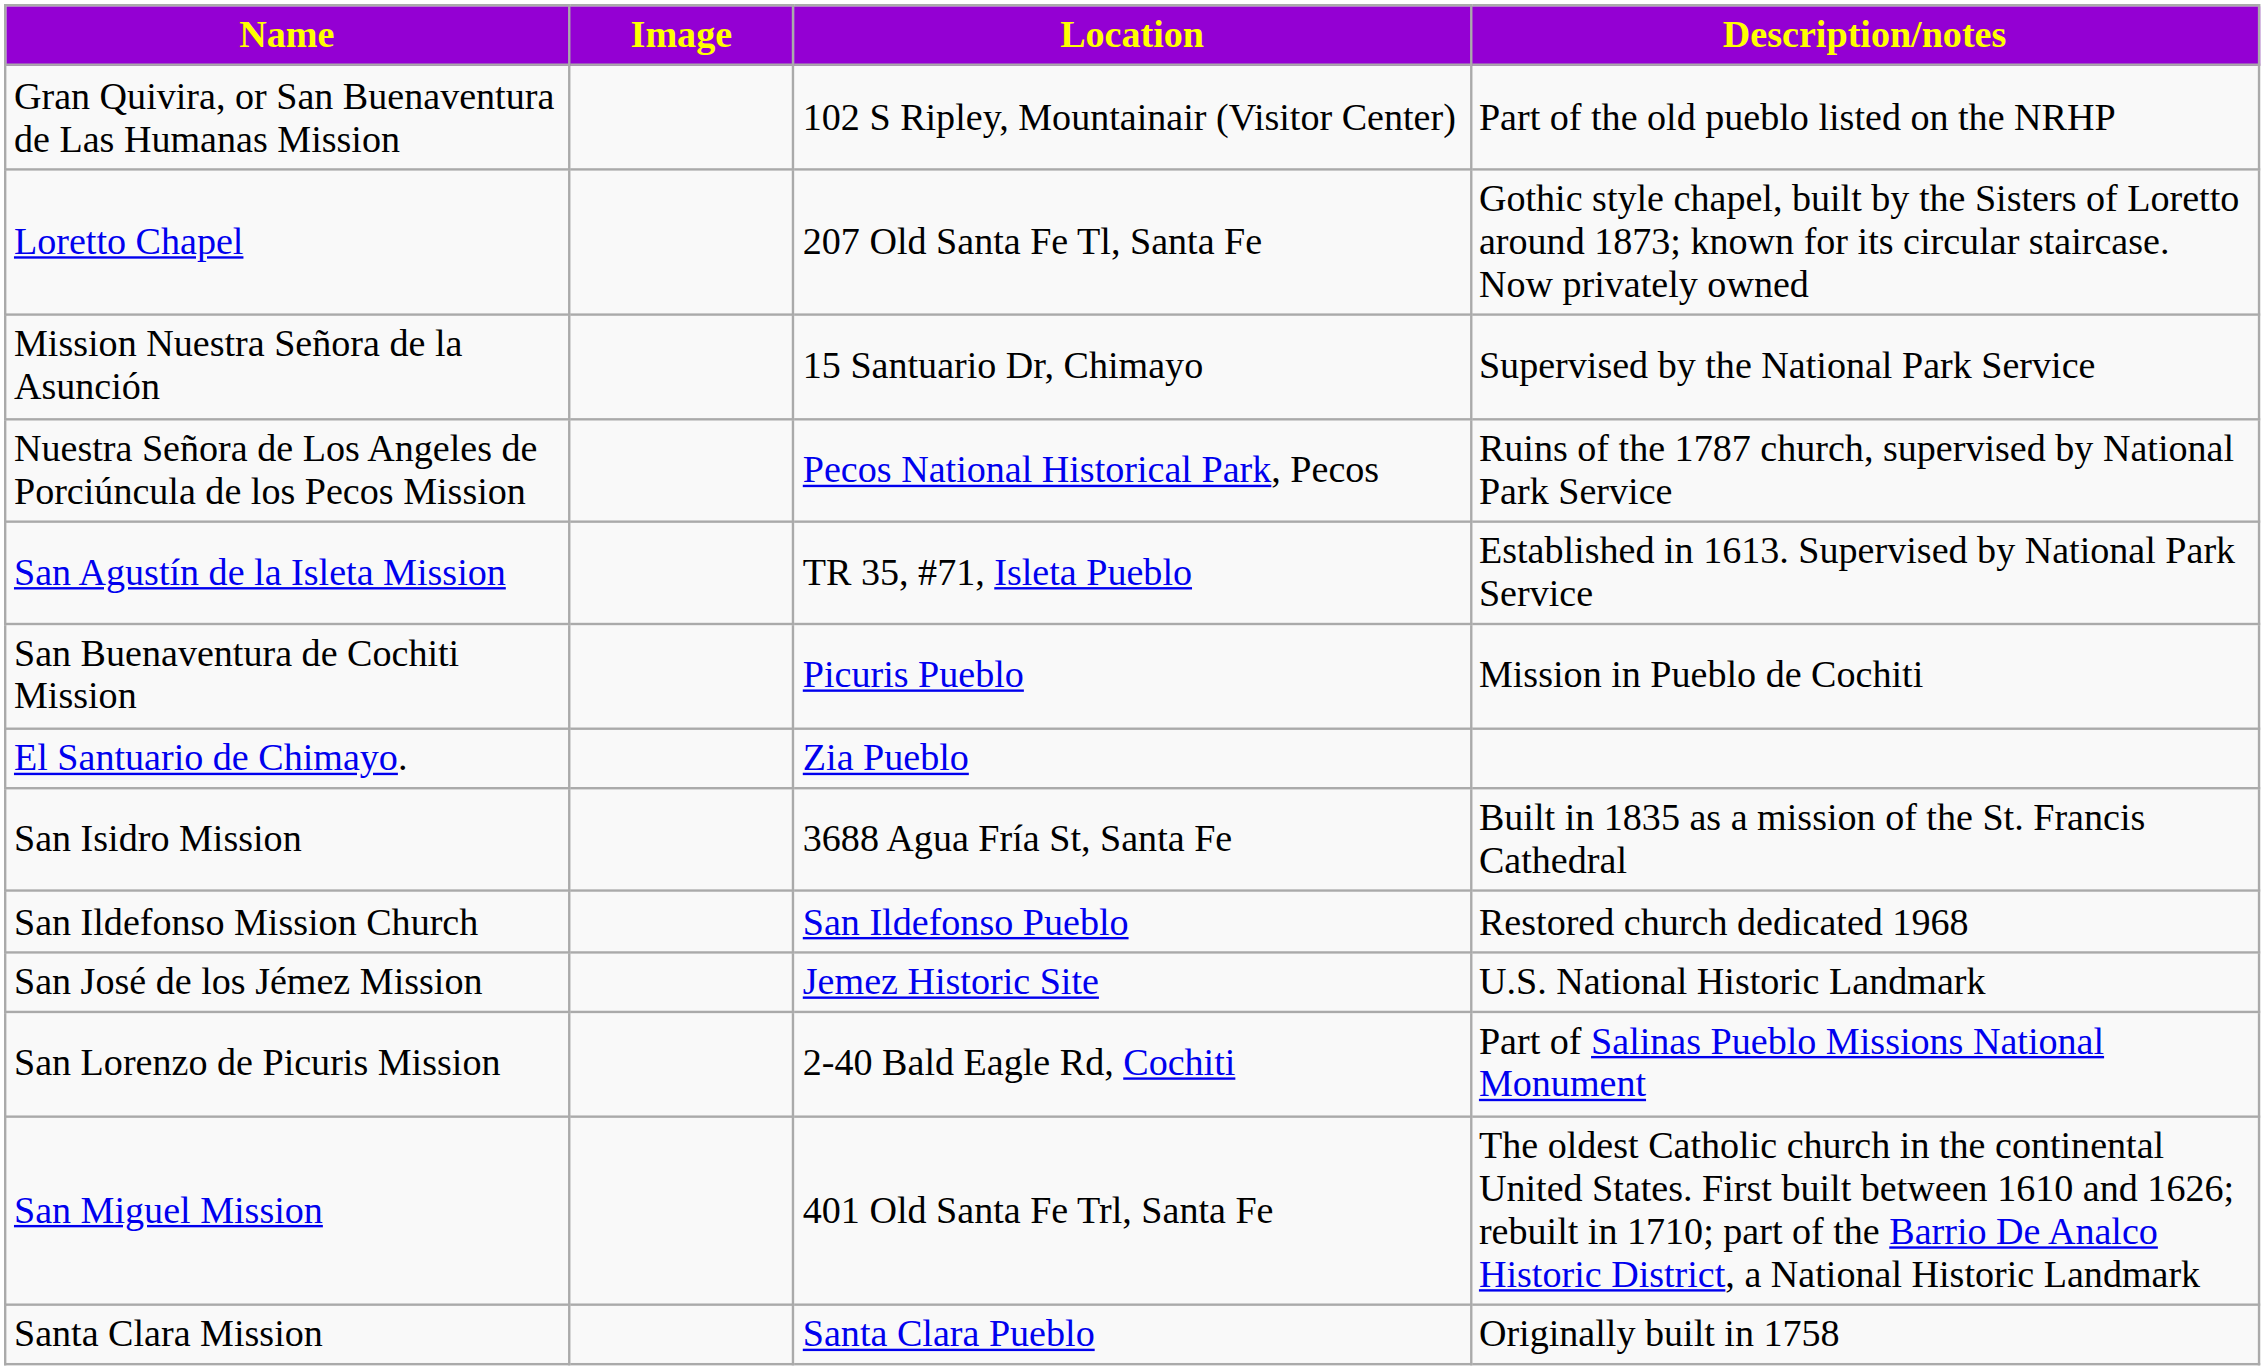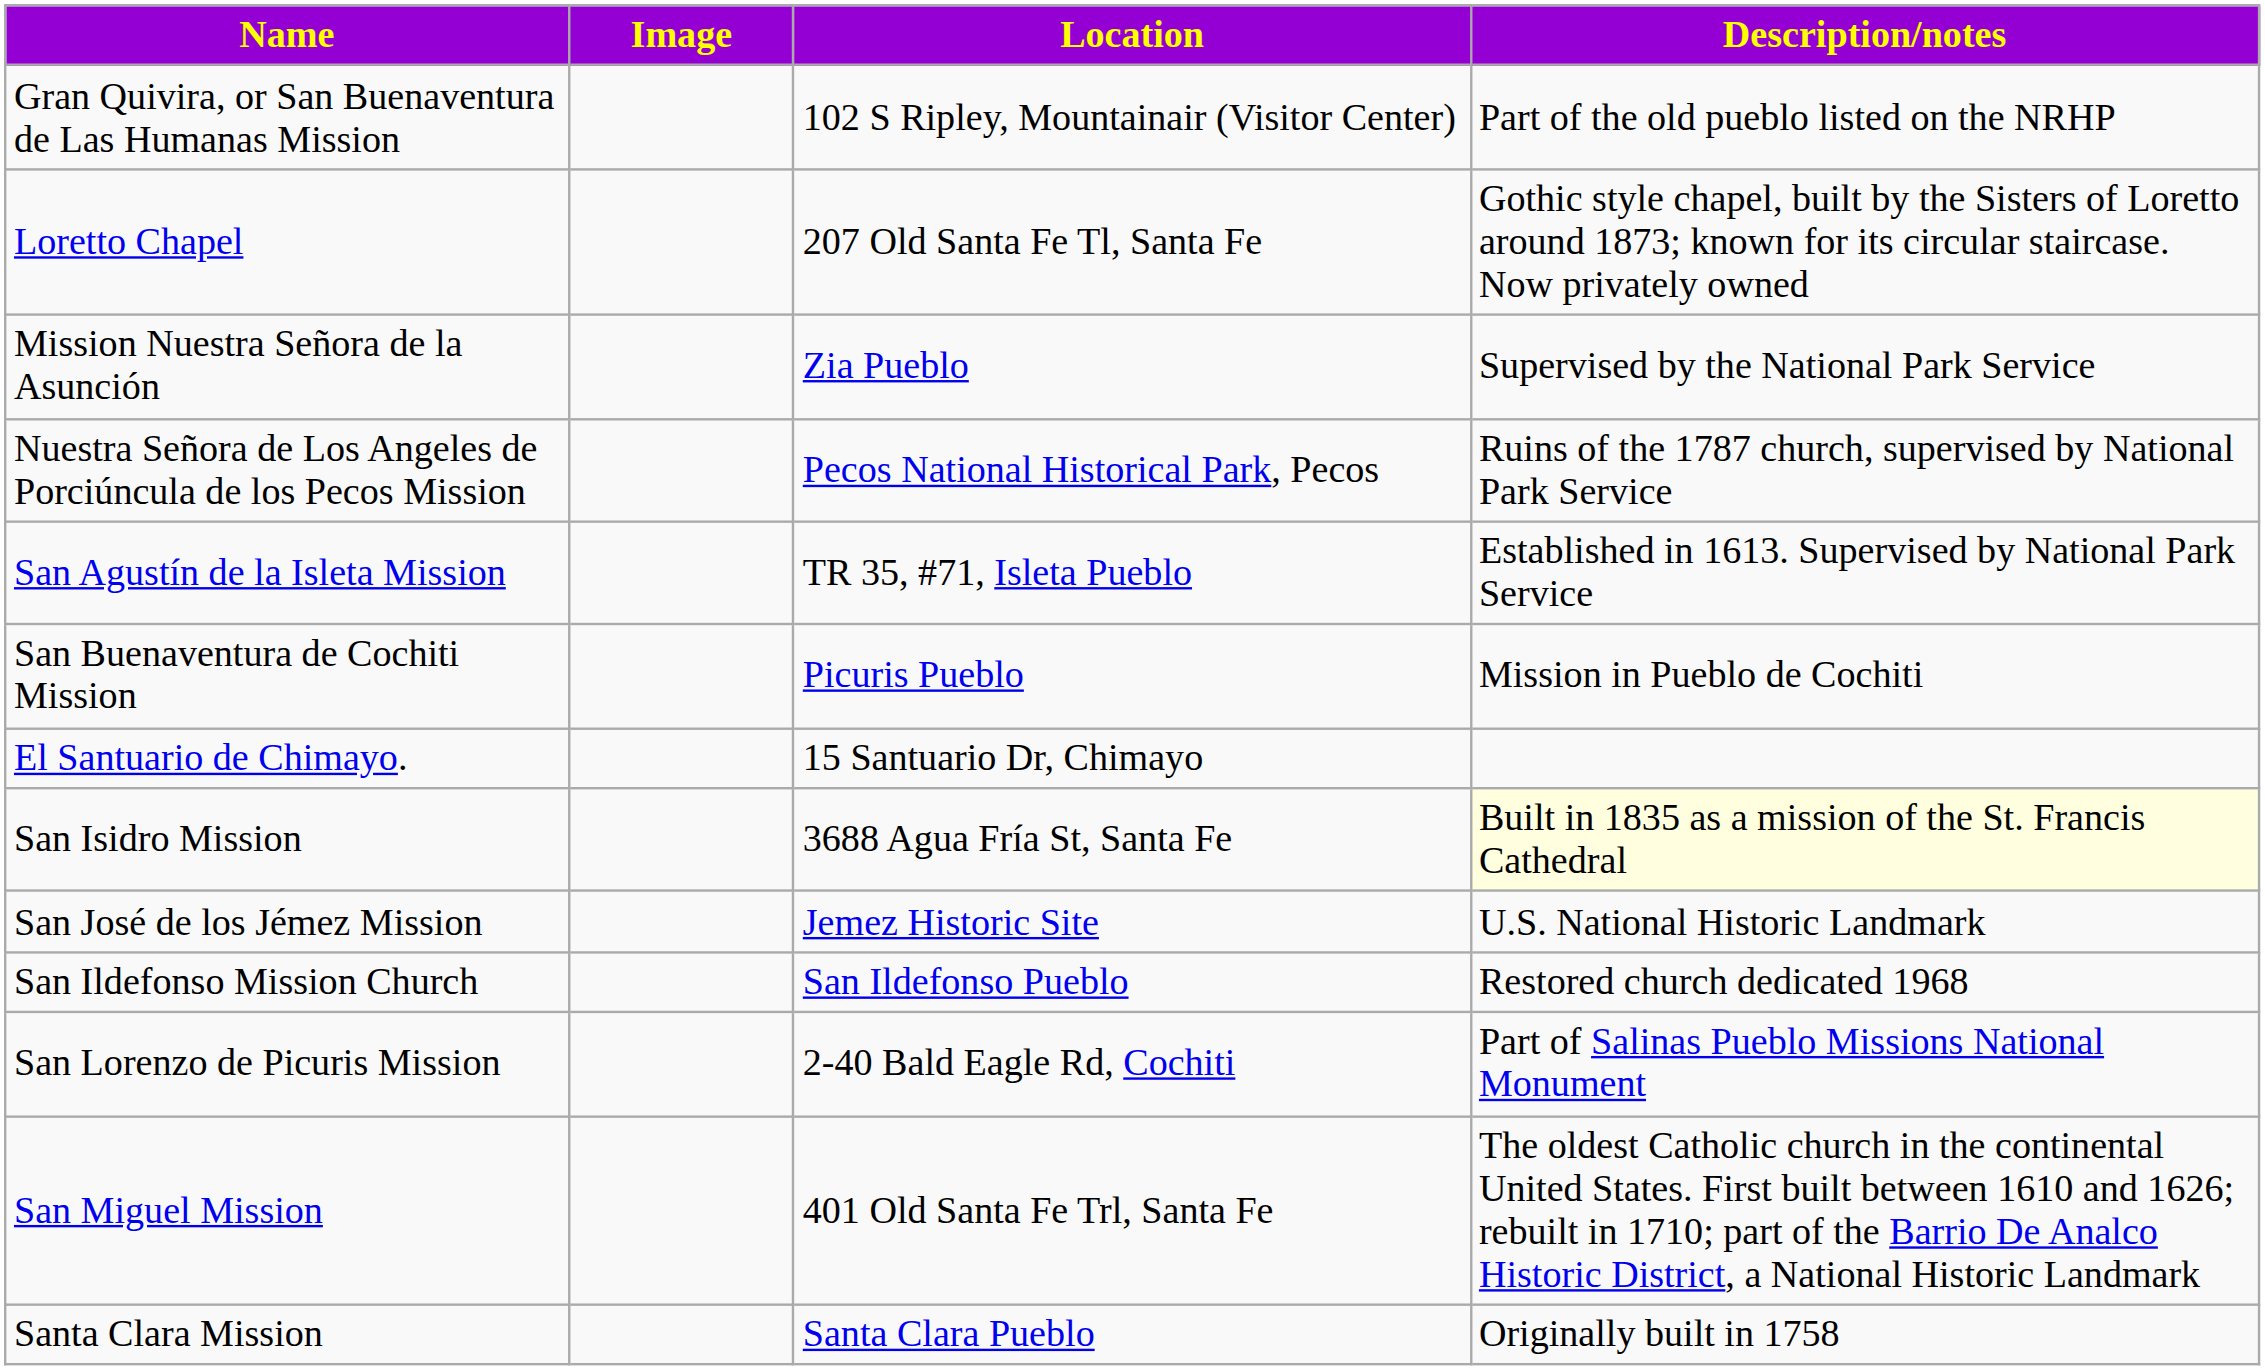(1003, 365) 15 Santuario Dr, Chimayo -> (886, 365) Zia Pueblo
(886, 757) Zia Pueblo -> (1003, 757) 15 Santuario Dr, Chimayo
(1812, 839) no background -> (1812, 839) lightyellow background
rows swapped: (246, 920) <-> (248, 981)
